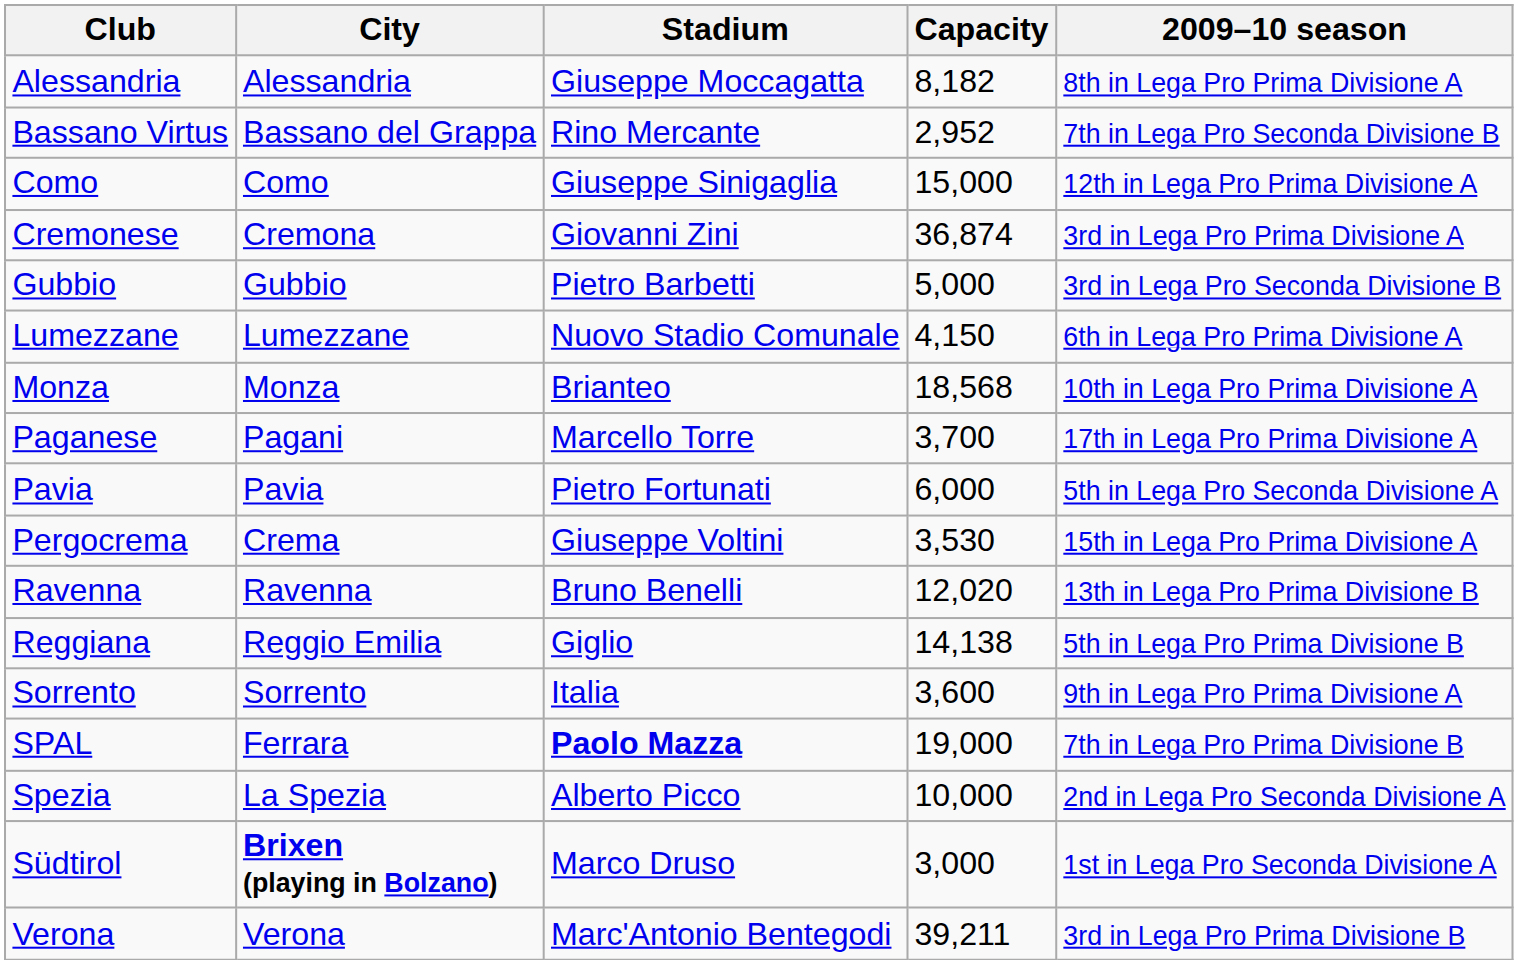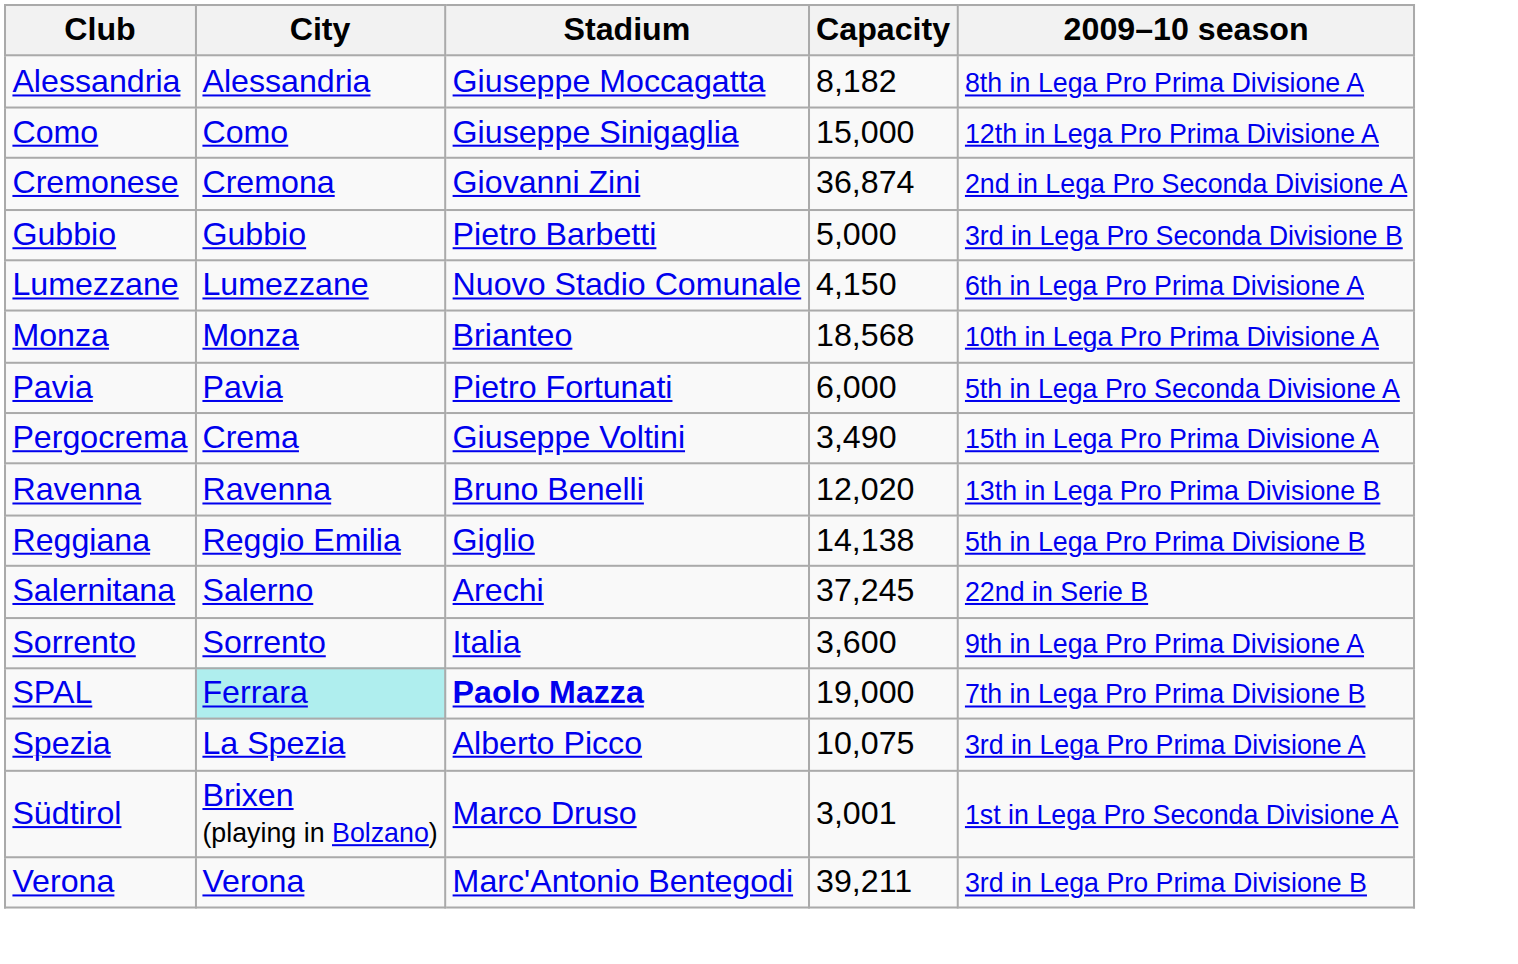- row: (120, 132)
(1264, 236) 3rd in Lega Pro Prima Divisione A -> (1186, 185) 2nd in Lega Pro Seconda Divisione A
- row: (85, 438)
(955, 540) 3,530 -> (856, 438) 3,490
+ row: (94, 591)
(296, 744) no background -> (255, 693) paleturquoise background
(964, 795) 10,000 -> (865, 744) 10,075
(1285, 797) 2nd in Lega Pro Seconda Divisione A -> (1165, 746) 3rd in Lega Pro Prima Divisione A
(370, 864) bold -> (320, 813) normal
(955, 864) 3,000 -> (856, 813) 3,001
